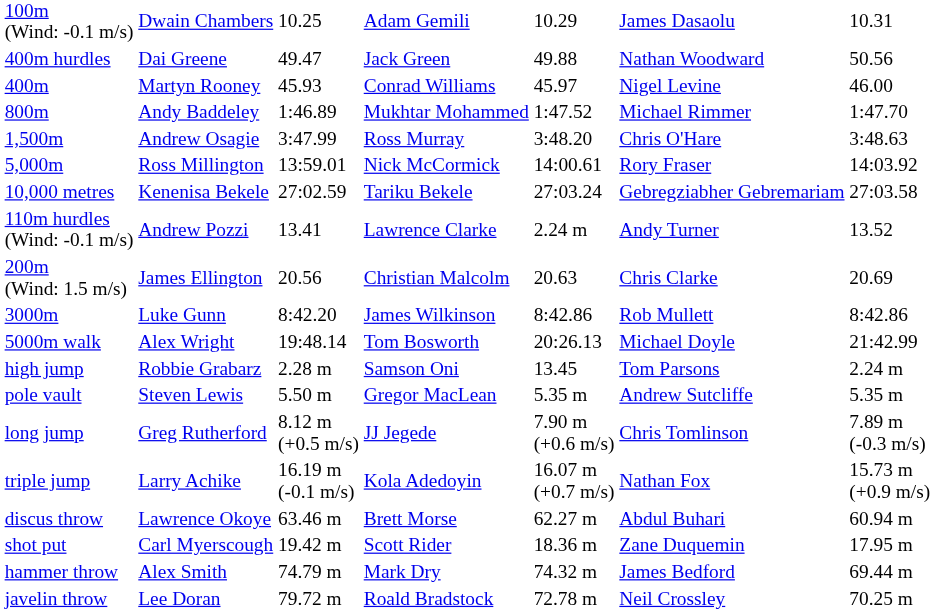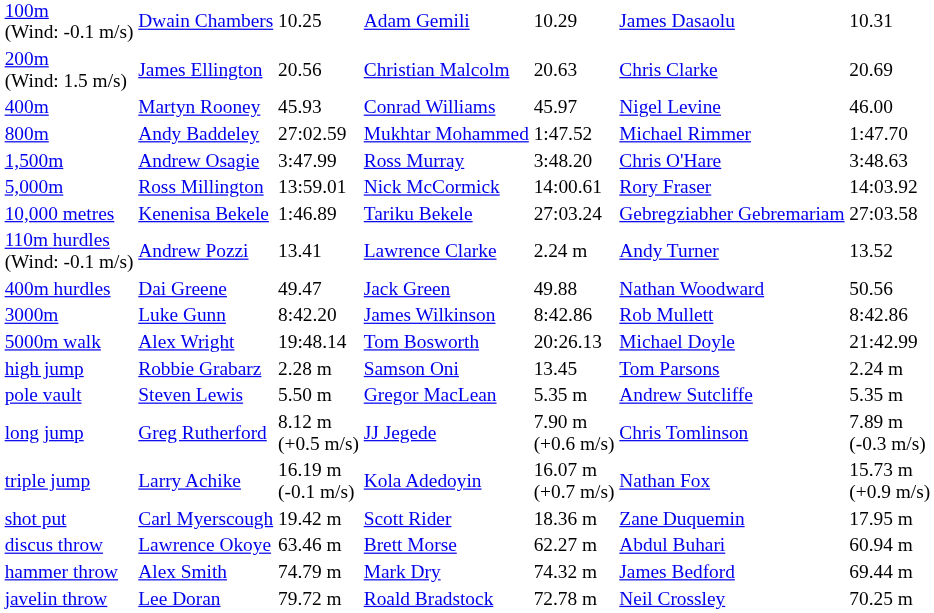rows swapped: (66, 277) <-> (58, 58)
(307, 112) 1:46.89 -> (312, 133) 27:02.59
(312, 191) 27:02.59 -> (307, 213) 1:46.89
rows swapped: (36, 545) <-> (54, 518)
